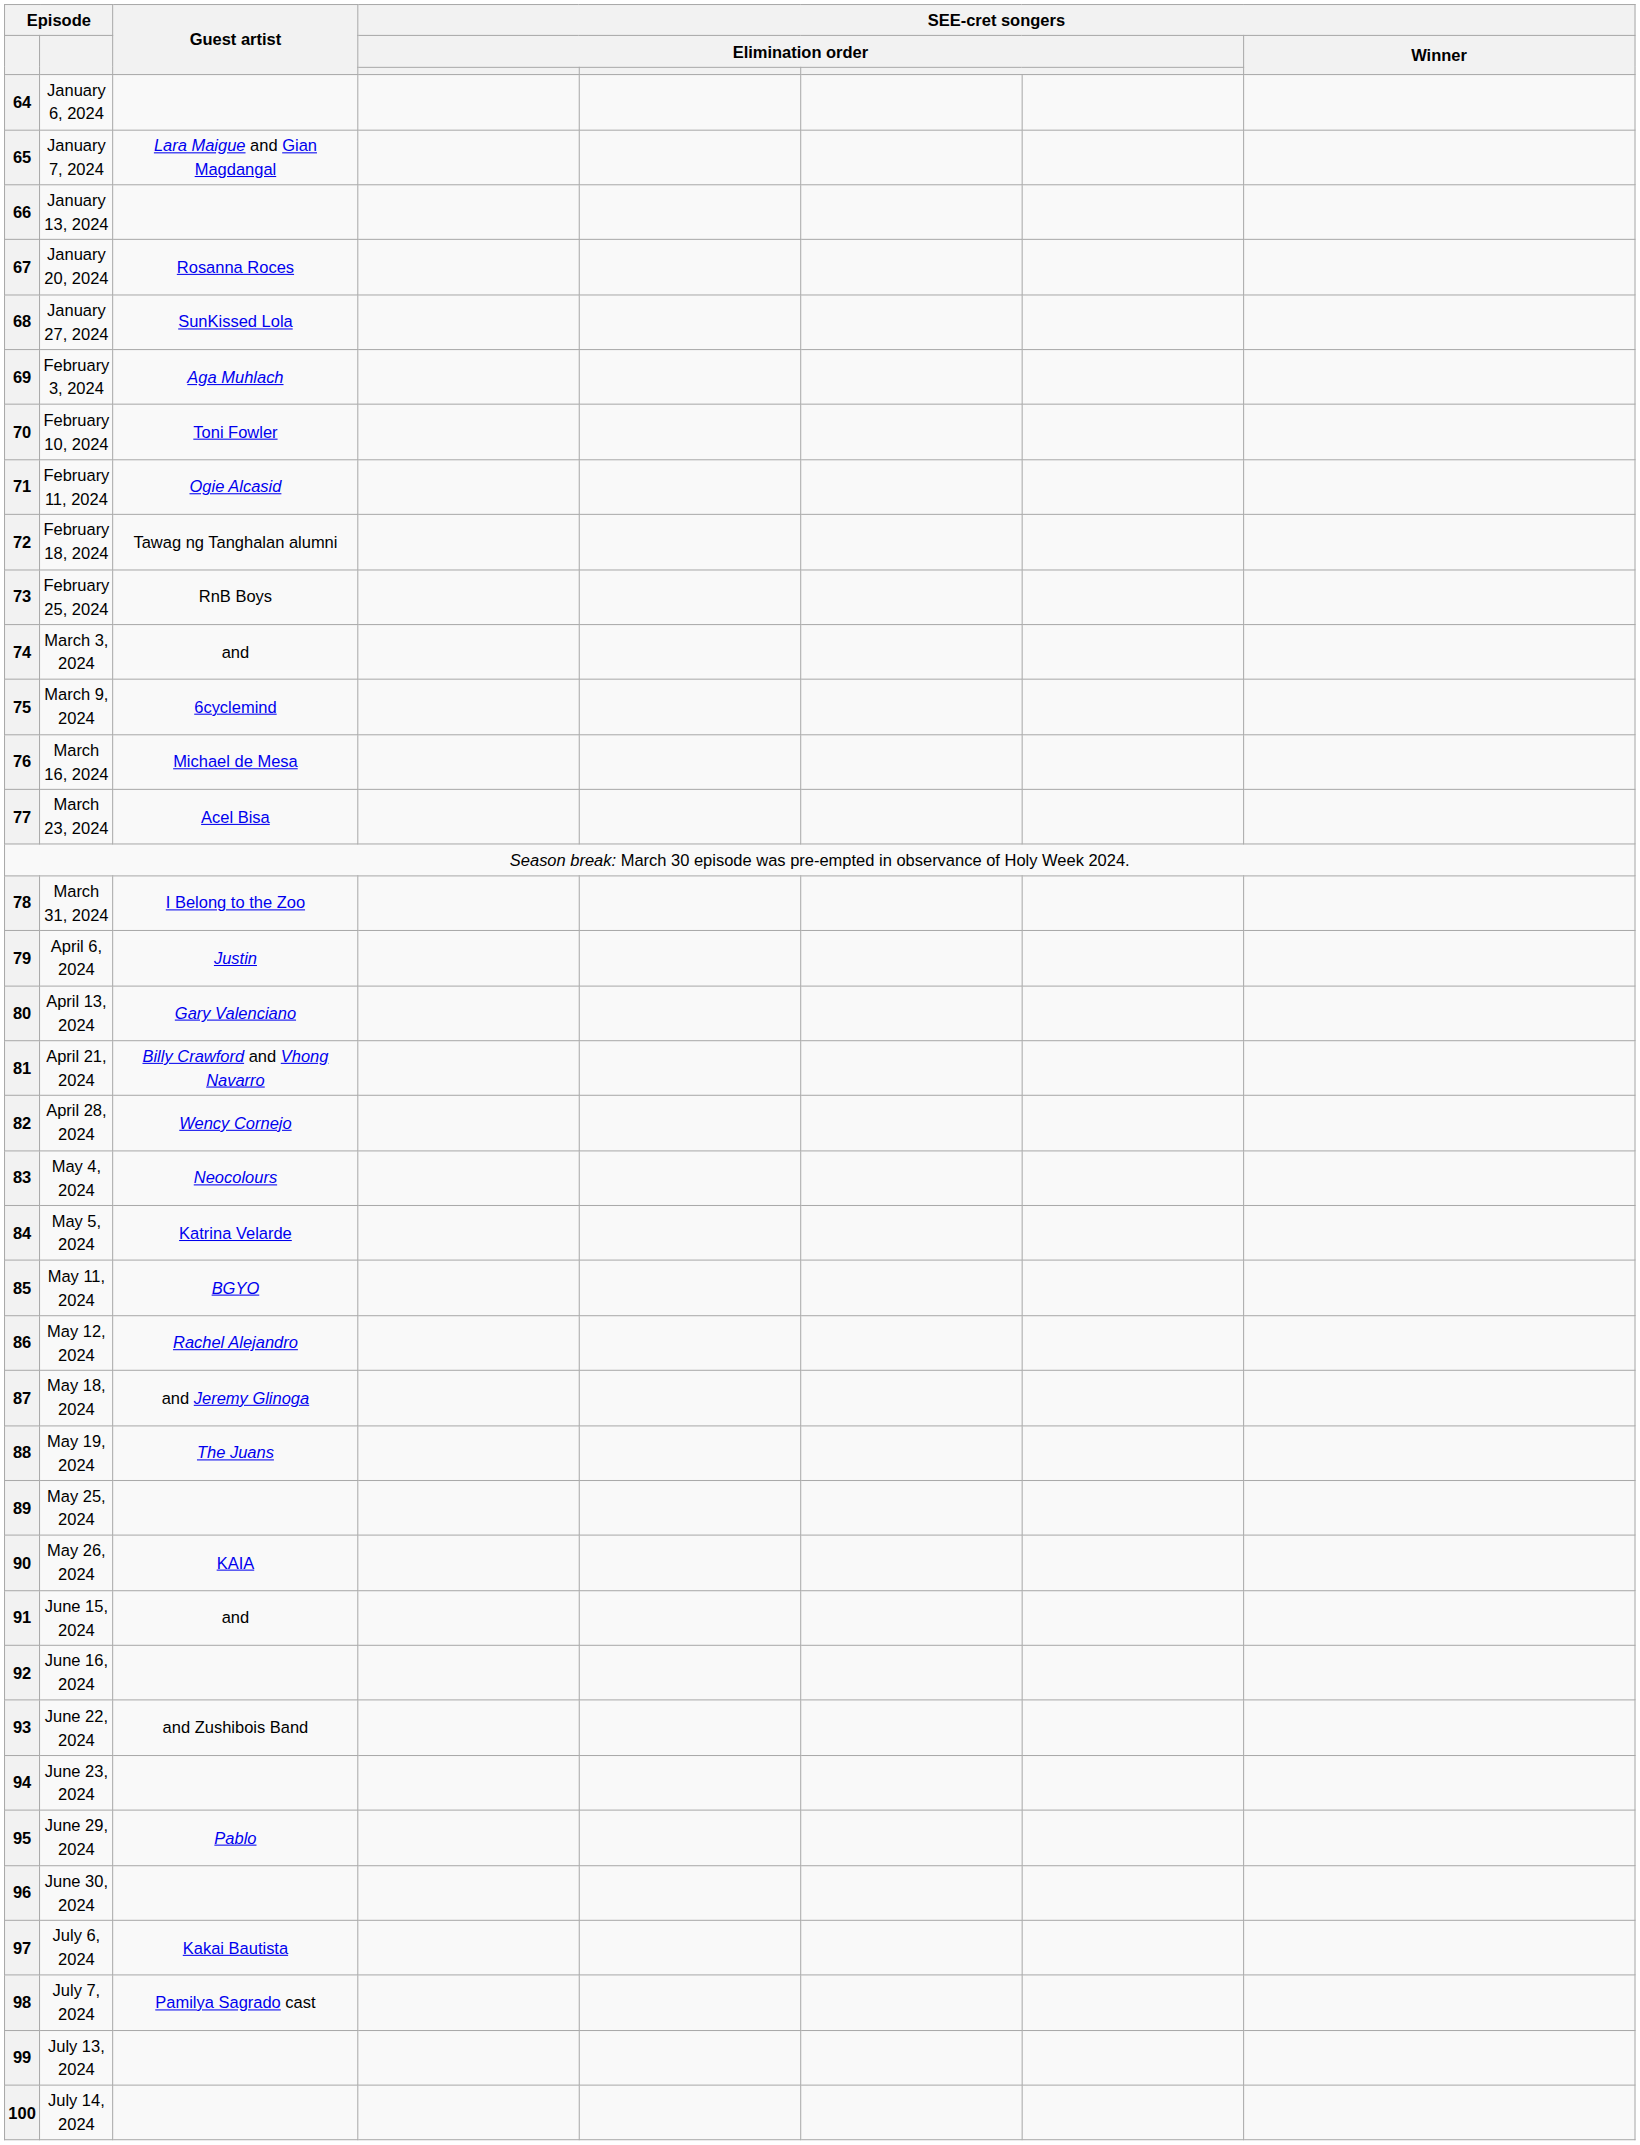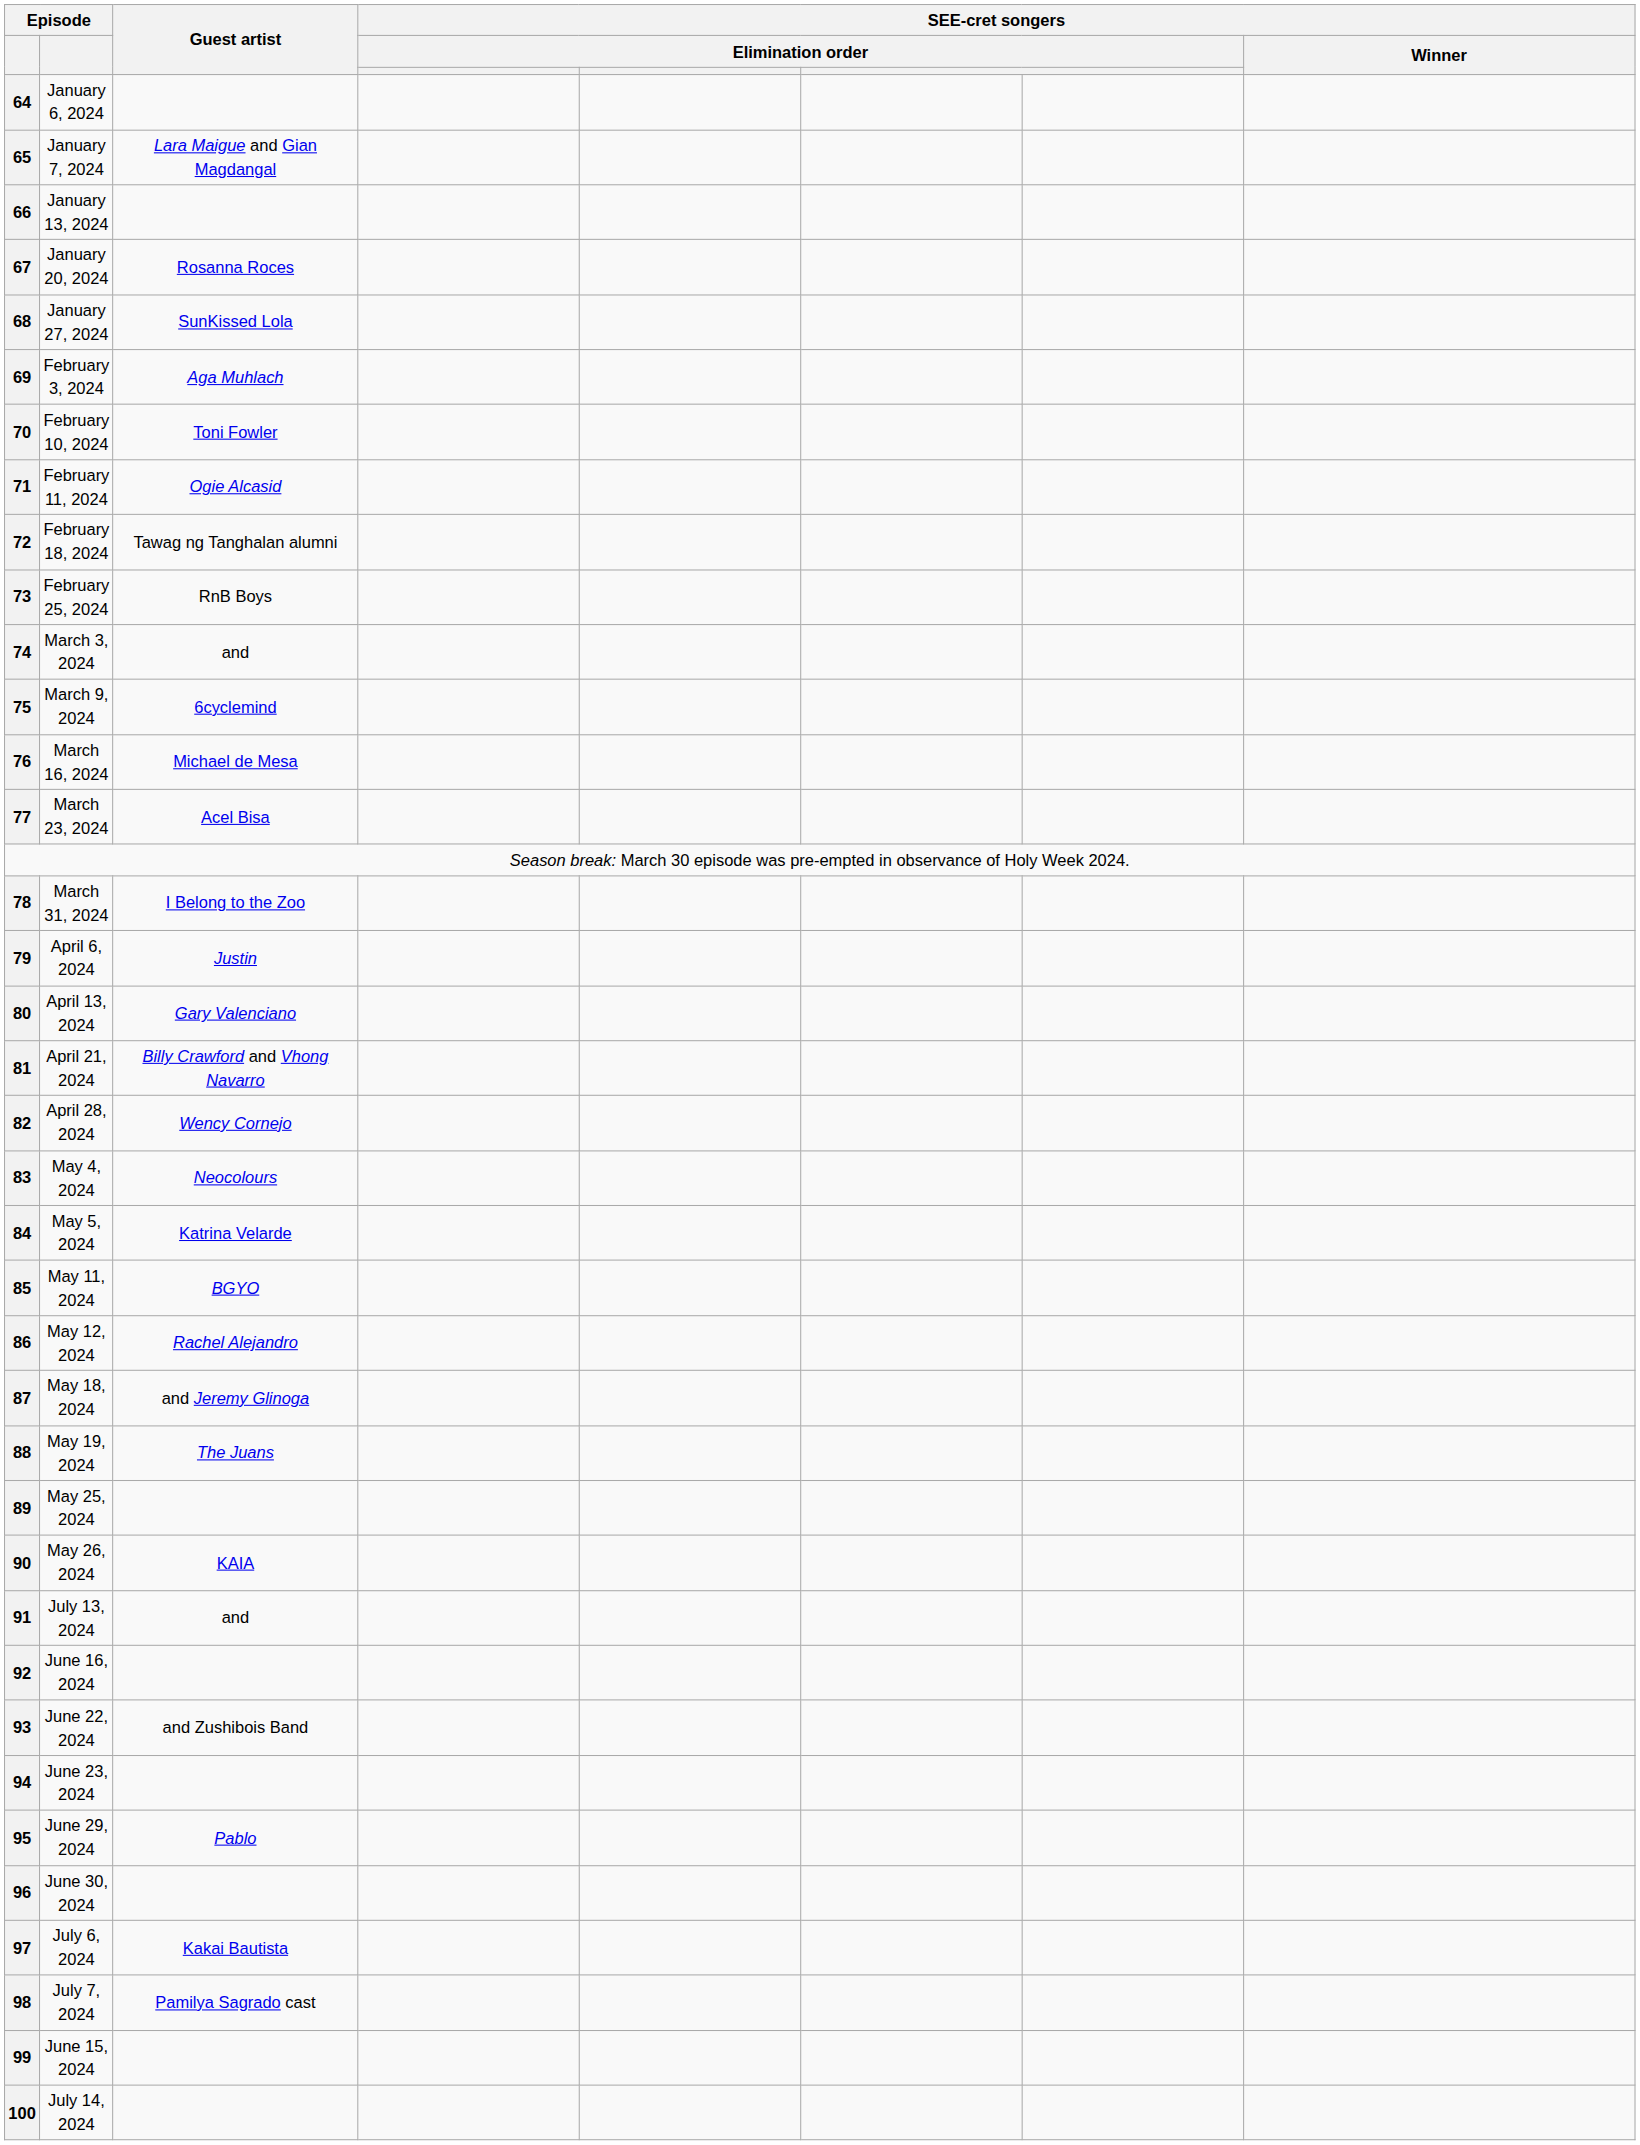(76, 1618) June 15, 2024 -> (76, 1618) July 13, 2024
(76, 2058) July 13, 2024 -> (76, 2058) June 15, 2024
